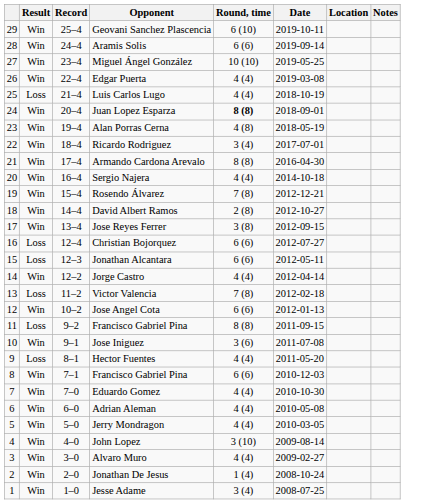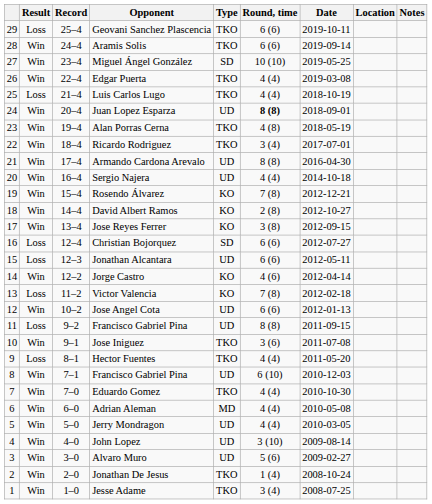+ column: (227, 12)
(36, 29) Win -> (36, 29) Loss
(243, 29) 6 (10) -> (270, 29) 6 (6)
(243, 276) 4 (4) -> (270, 276) 4 (6)
(243, 375) 6 (6) -> (270, 375) 6 (10)
(243, 458) 4 (4) -> (270, 458) 5 (6)
